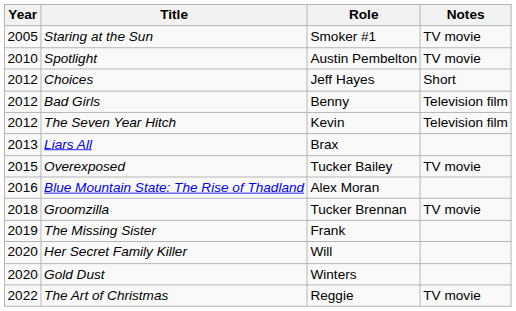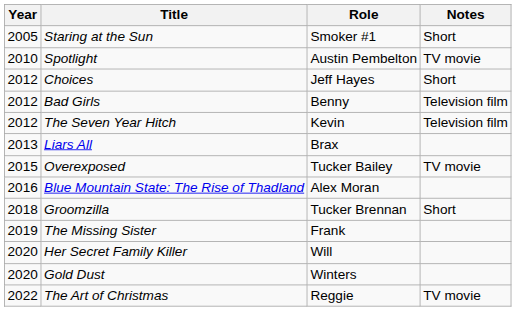(452, 36) TV movie -> (440, 36) Short
(452, 209) TV movie -> (440, 209) Short
